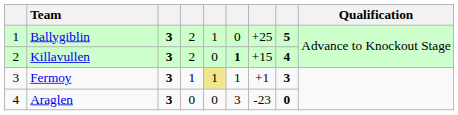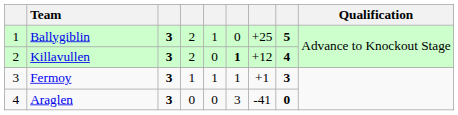(262, 57) +15 -> (262, 57) +12
(215, 78) khaki background -> (215, 78) no background
(262, 99) -23 -> (262, 99) -41
